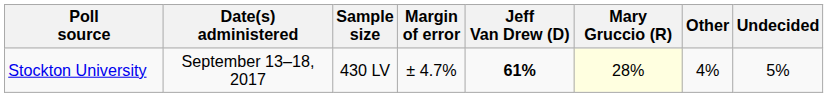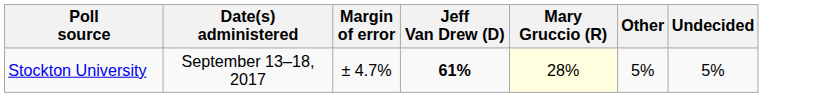- column: (365, 26)
(708, 70) 4% -> (643, 70) 5%
